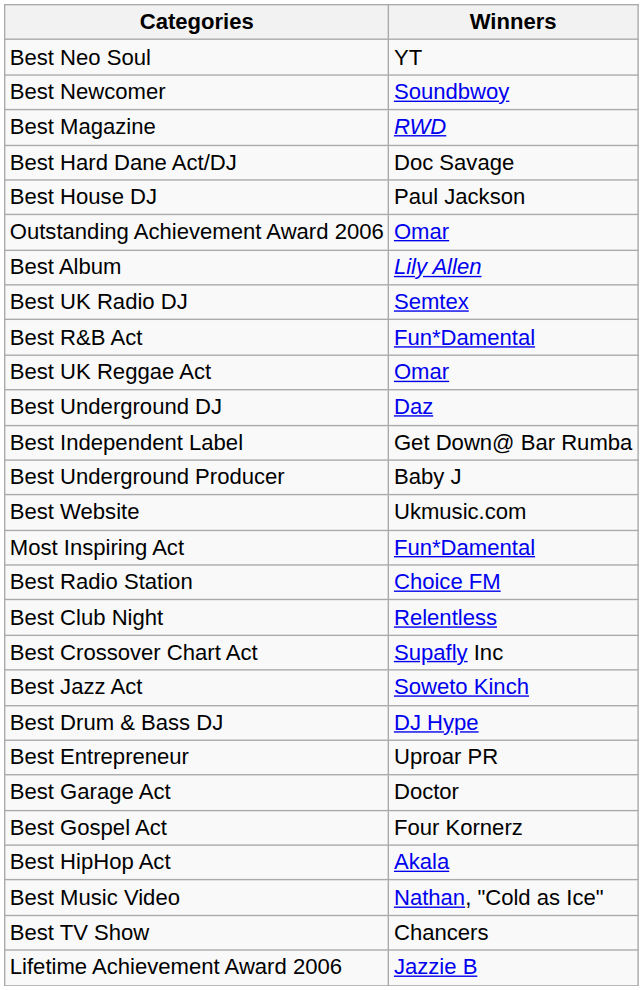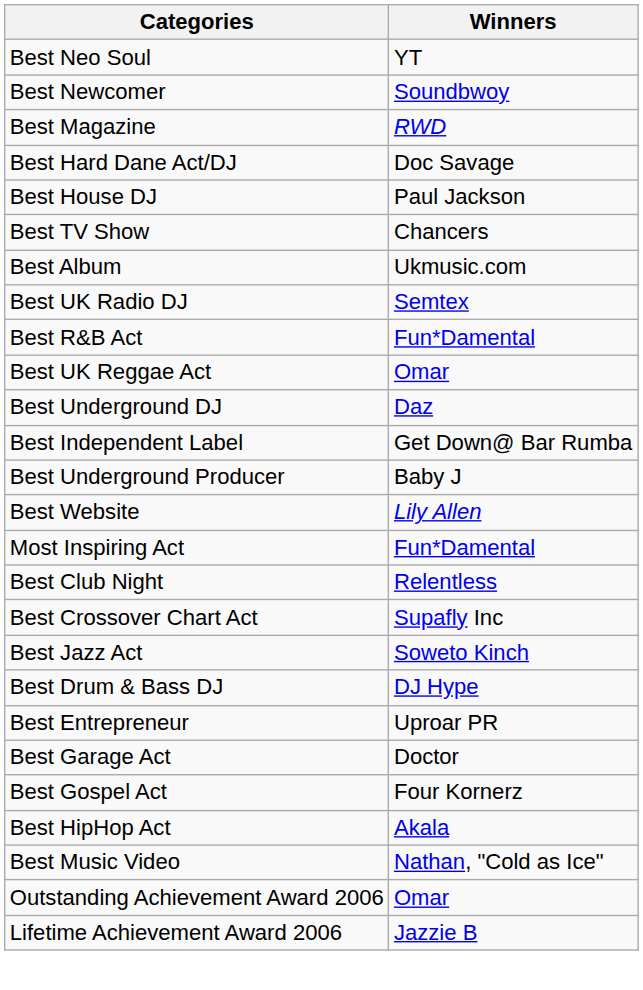rows swapped: (80, 932) <-> (197, 232)
(438, 267) Lily Allen -> (460, 267) Ukmusic.com
(460, 512) Ukmusic.com -> (438, 512) Lily Allen
- row: (101, 582)
